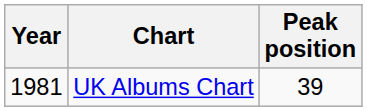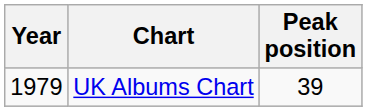(36, 86) 1981 -> (36, 86) 1979
